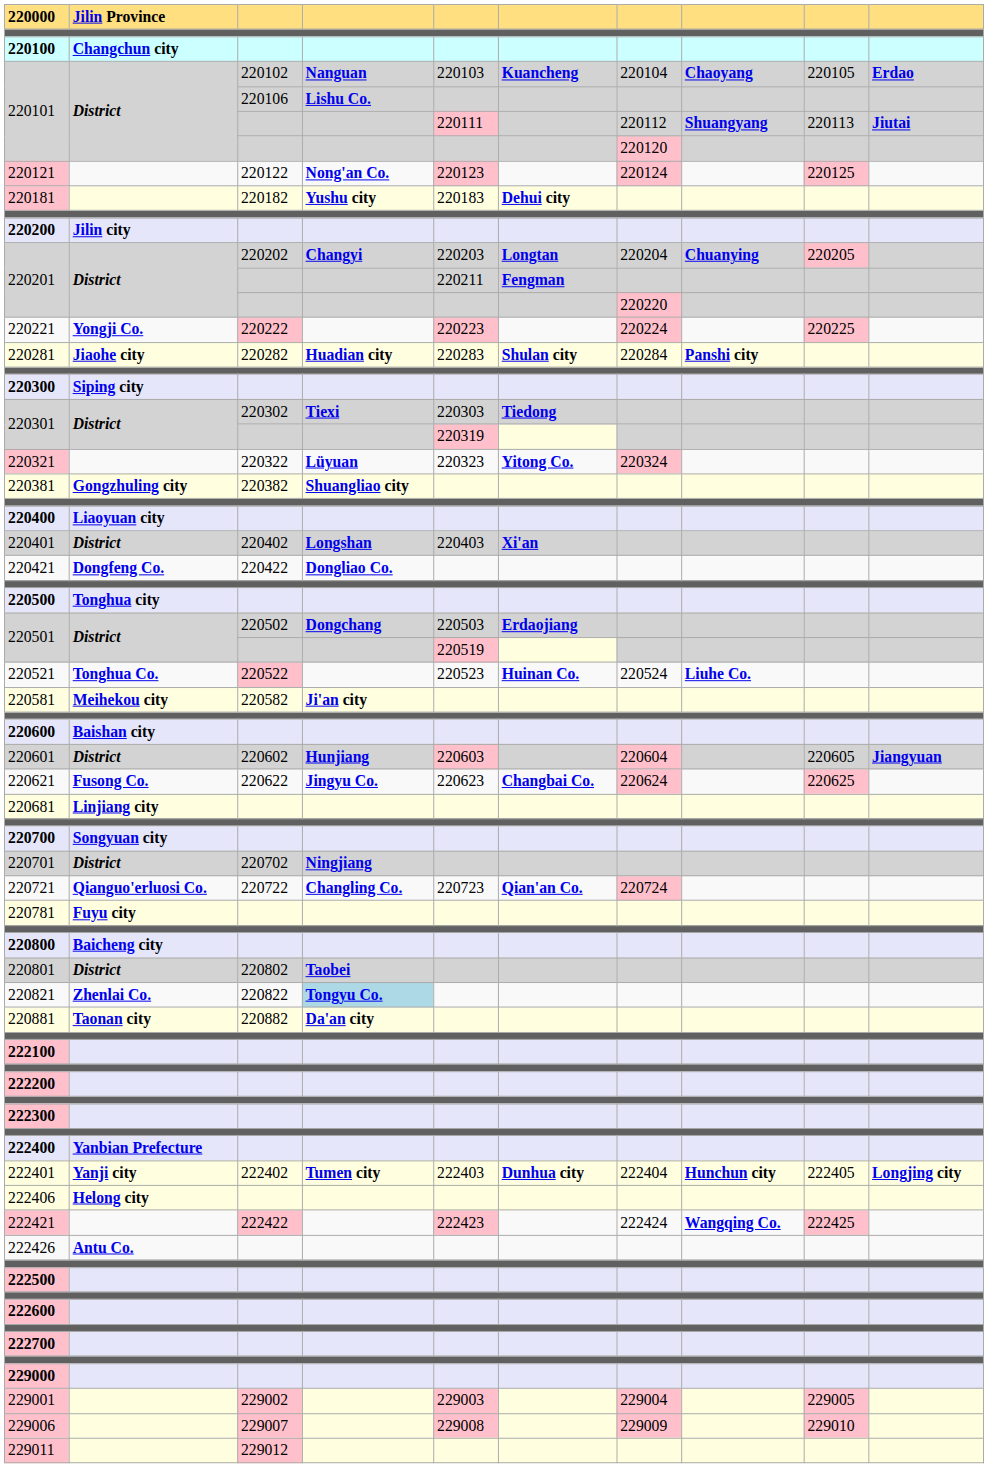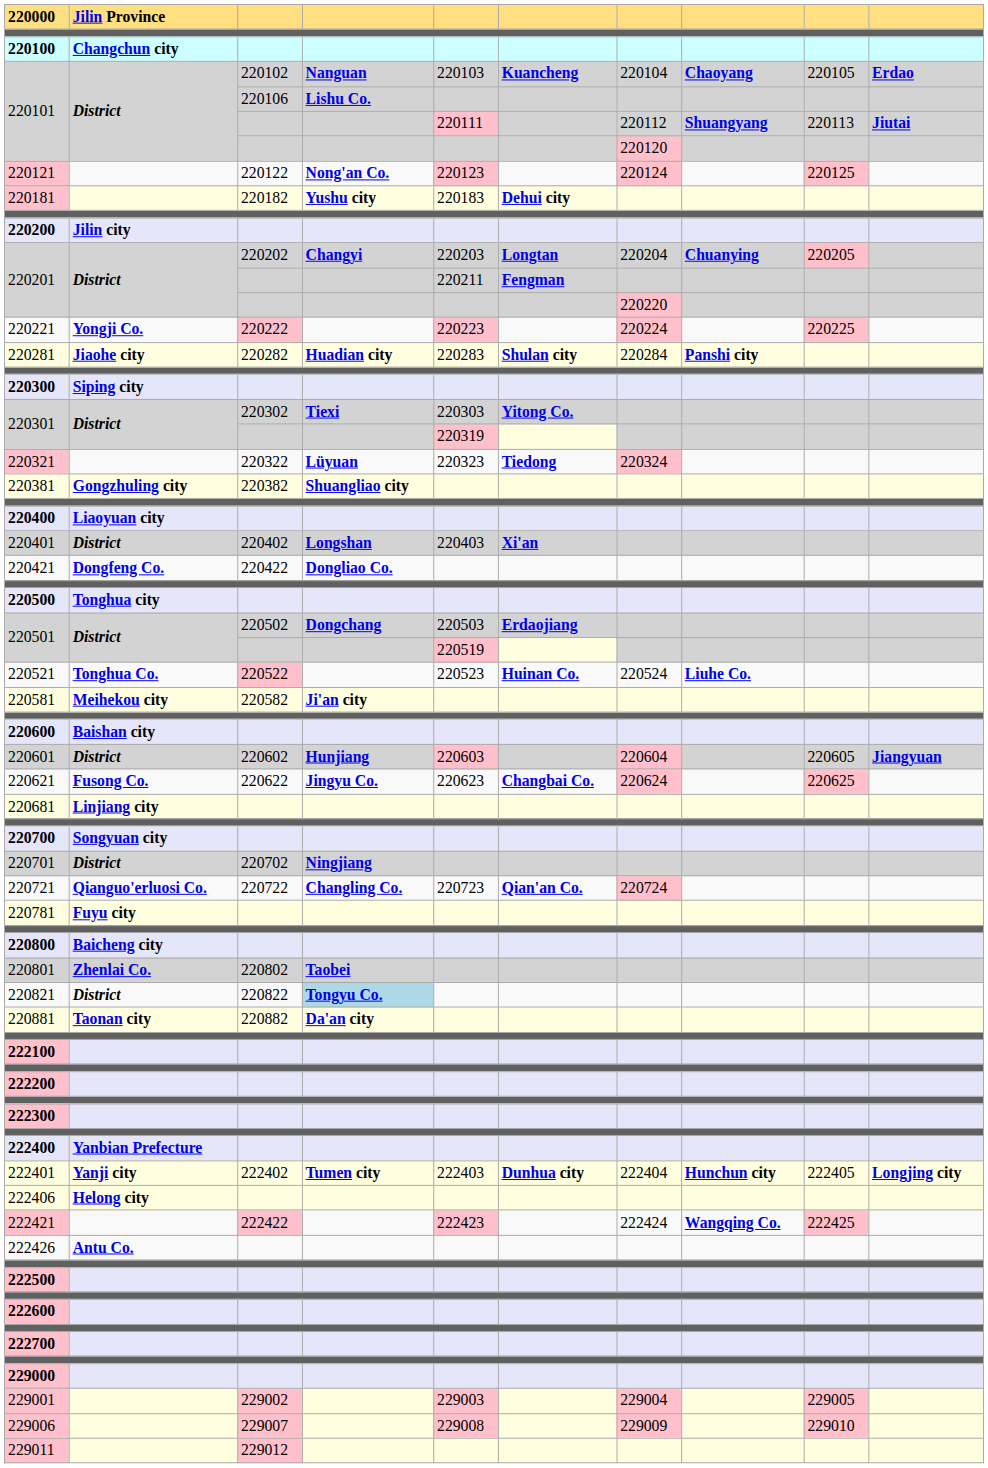(529, 411) Tiedong -> (538, 411) Yitong Co.
(538, 461) Yitong Co. -> (529, 461) Tiedong
(97, 969) District -> (112, 969) Zhenlai Co.
(112, 994) Zhenlai Co. -> (97, 994) District
